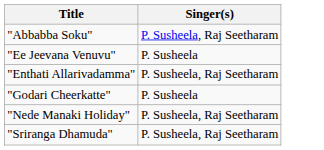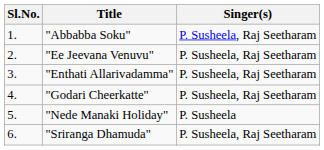+ column: (23, 14)
(169, 54) P. Susheela -> (248, 54) P. Susheela, Raj Seetharam
(169, 94) P. Susheela -> (248, 94) P. Susheela, Raj Seetharam
(210, 114) P. Susheela, Raj Seetharam -> (208, 114) P. Susheela
